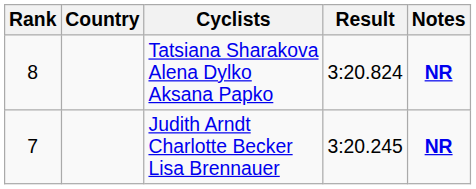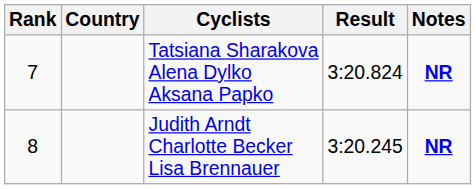(33, 72) 8 -> (33, 72) 7
(33, 146) 7 -> (33, 146) 8
